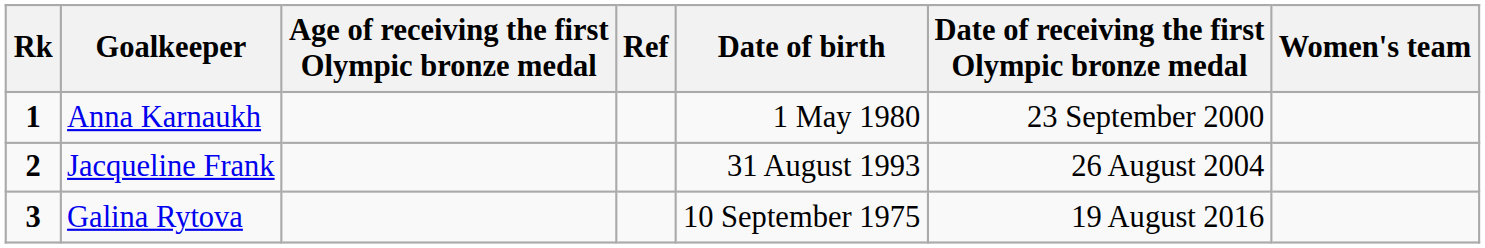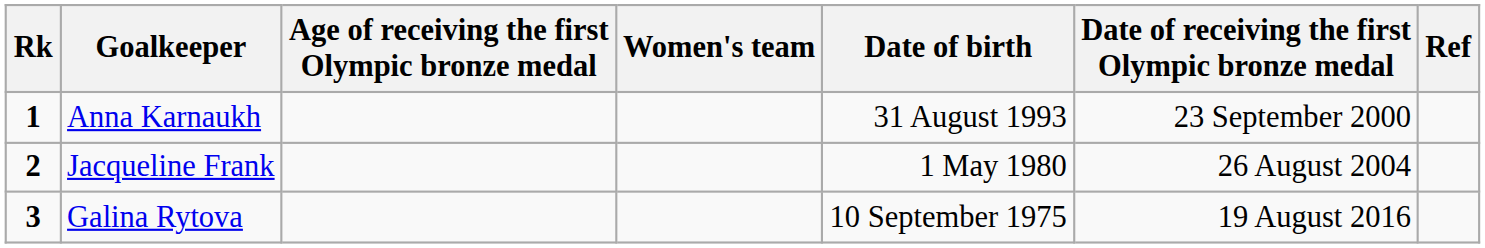columns swapped: (1375, 48) <-> (646, 48)
(847, 116) 1 May 1980 -> (970, 116) 31 August 1993
(824, 166) 31 August 1993 -> (993, 166) 1 May 1980
